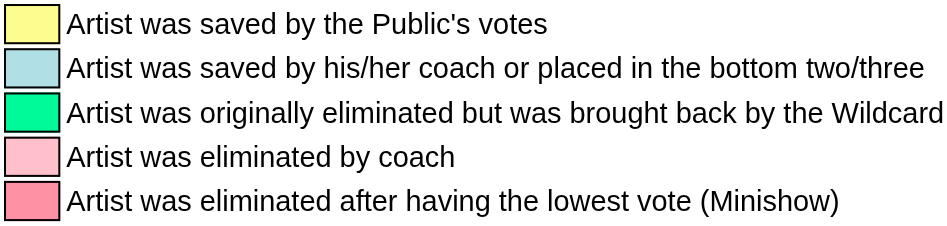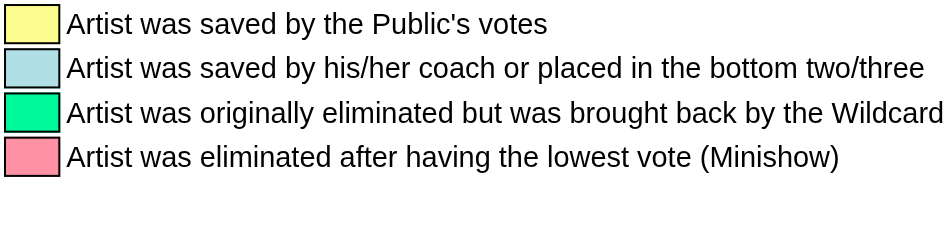- row: (261, 157)
